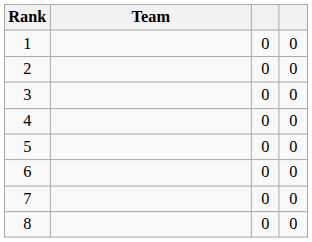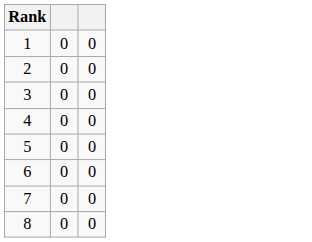- column: (151, 17)
